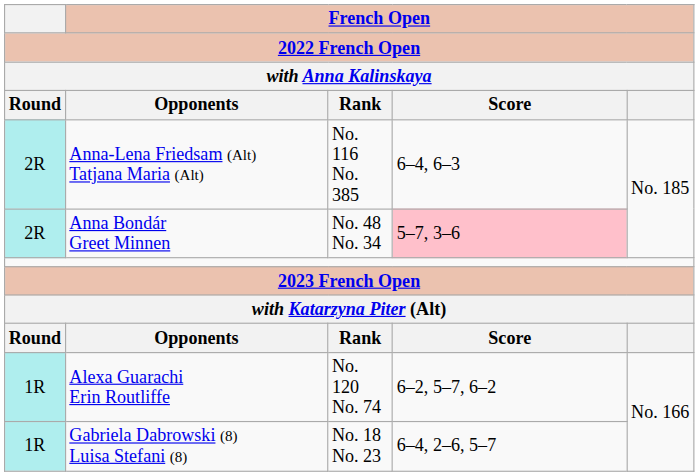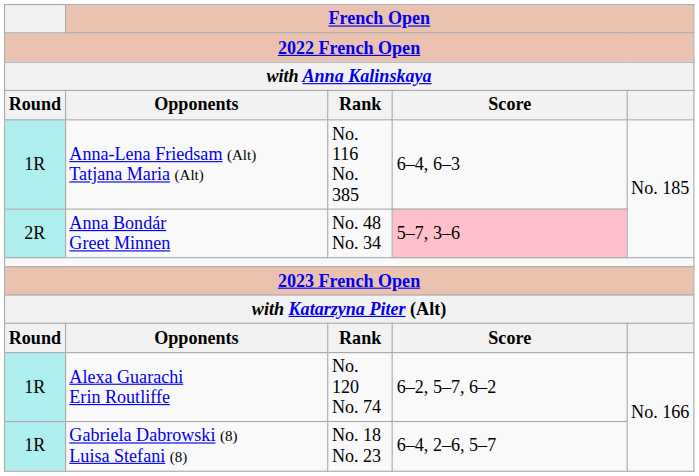(35, 164) 2R -> (35, 164) 1R
